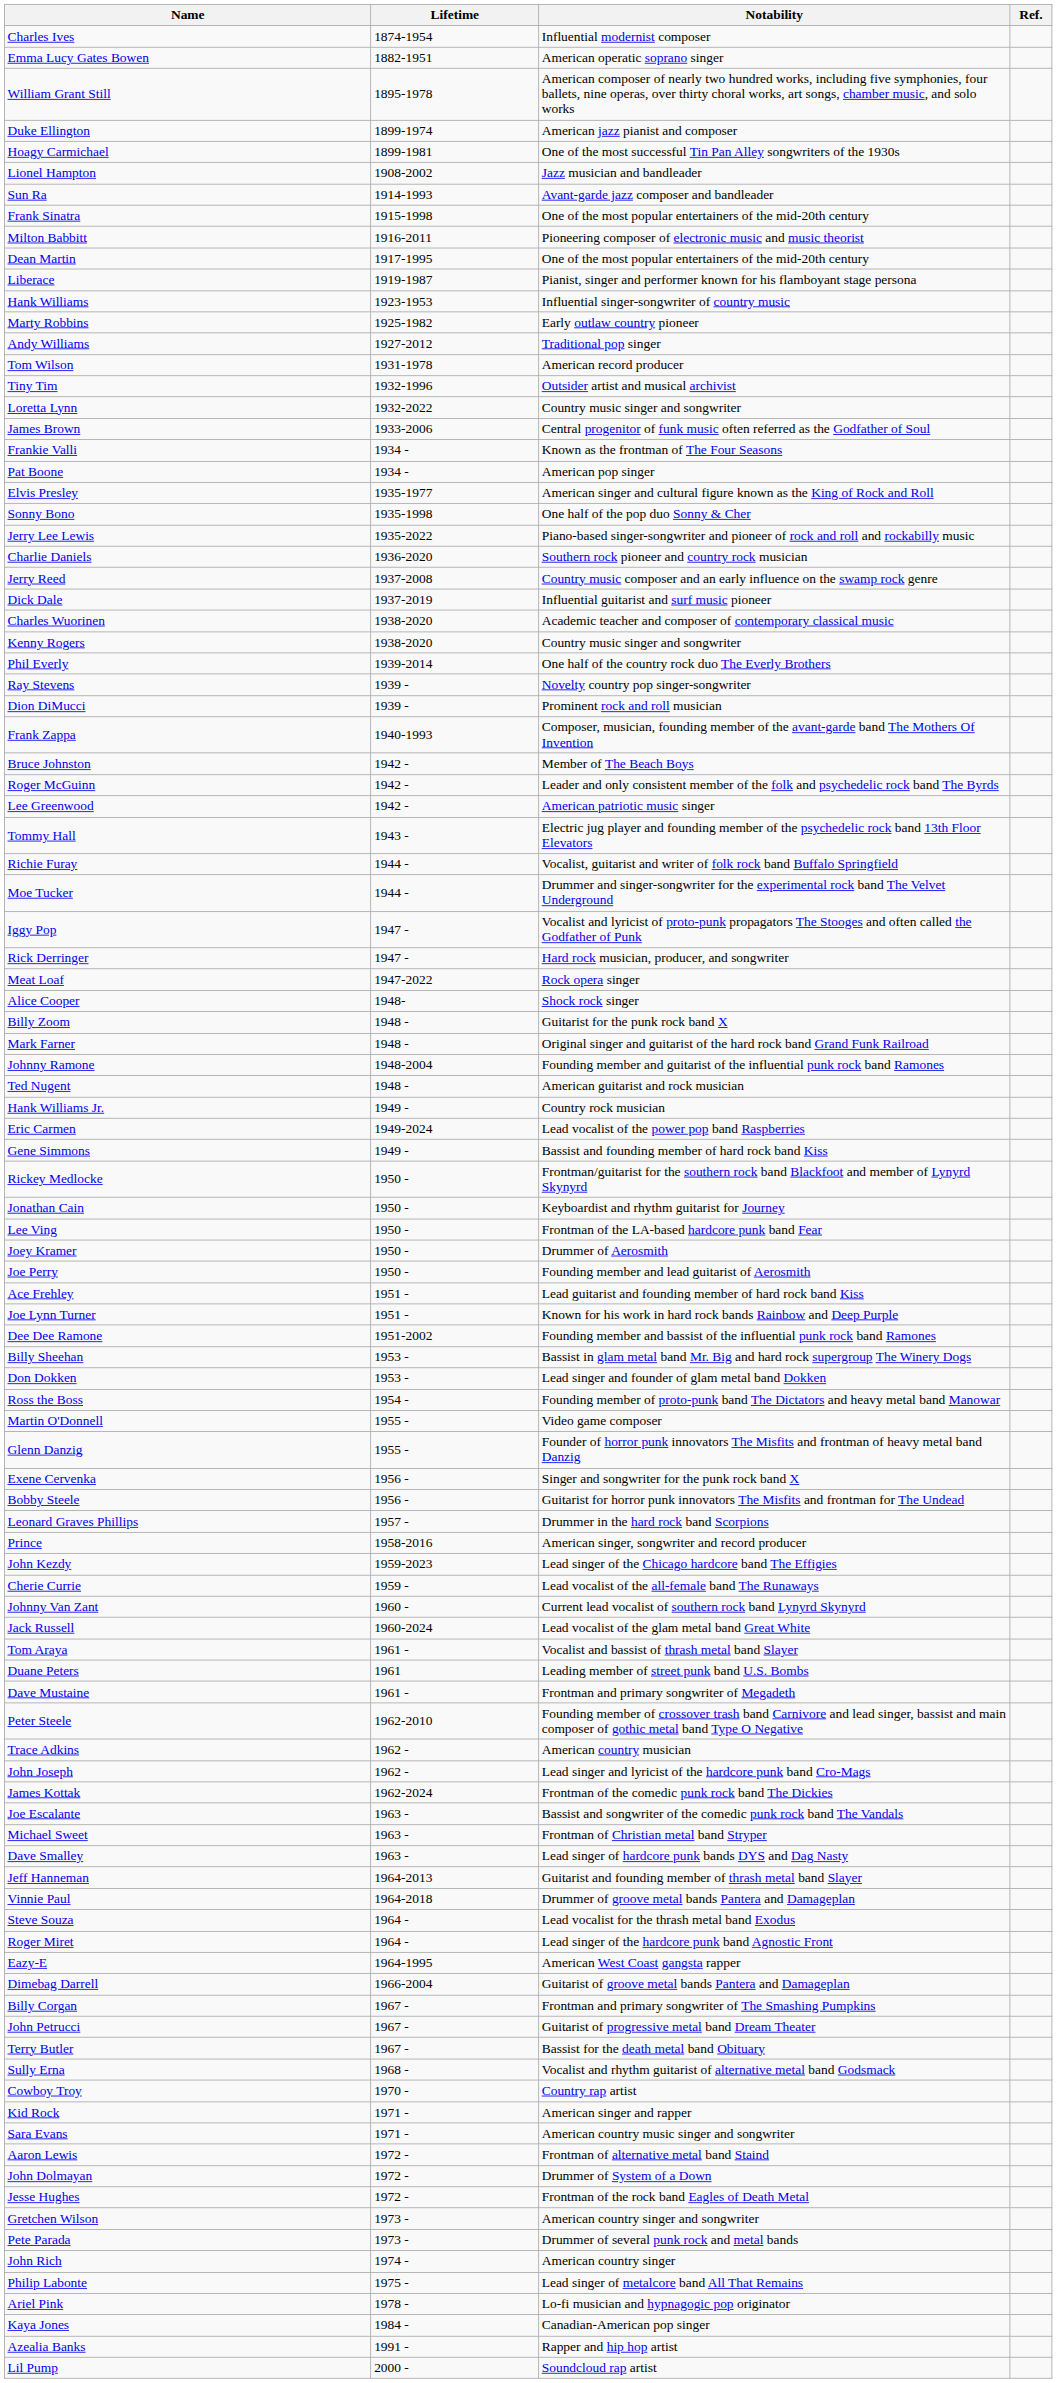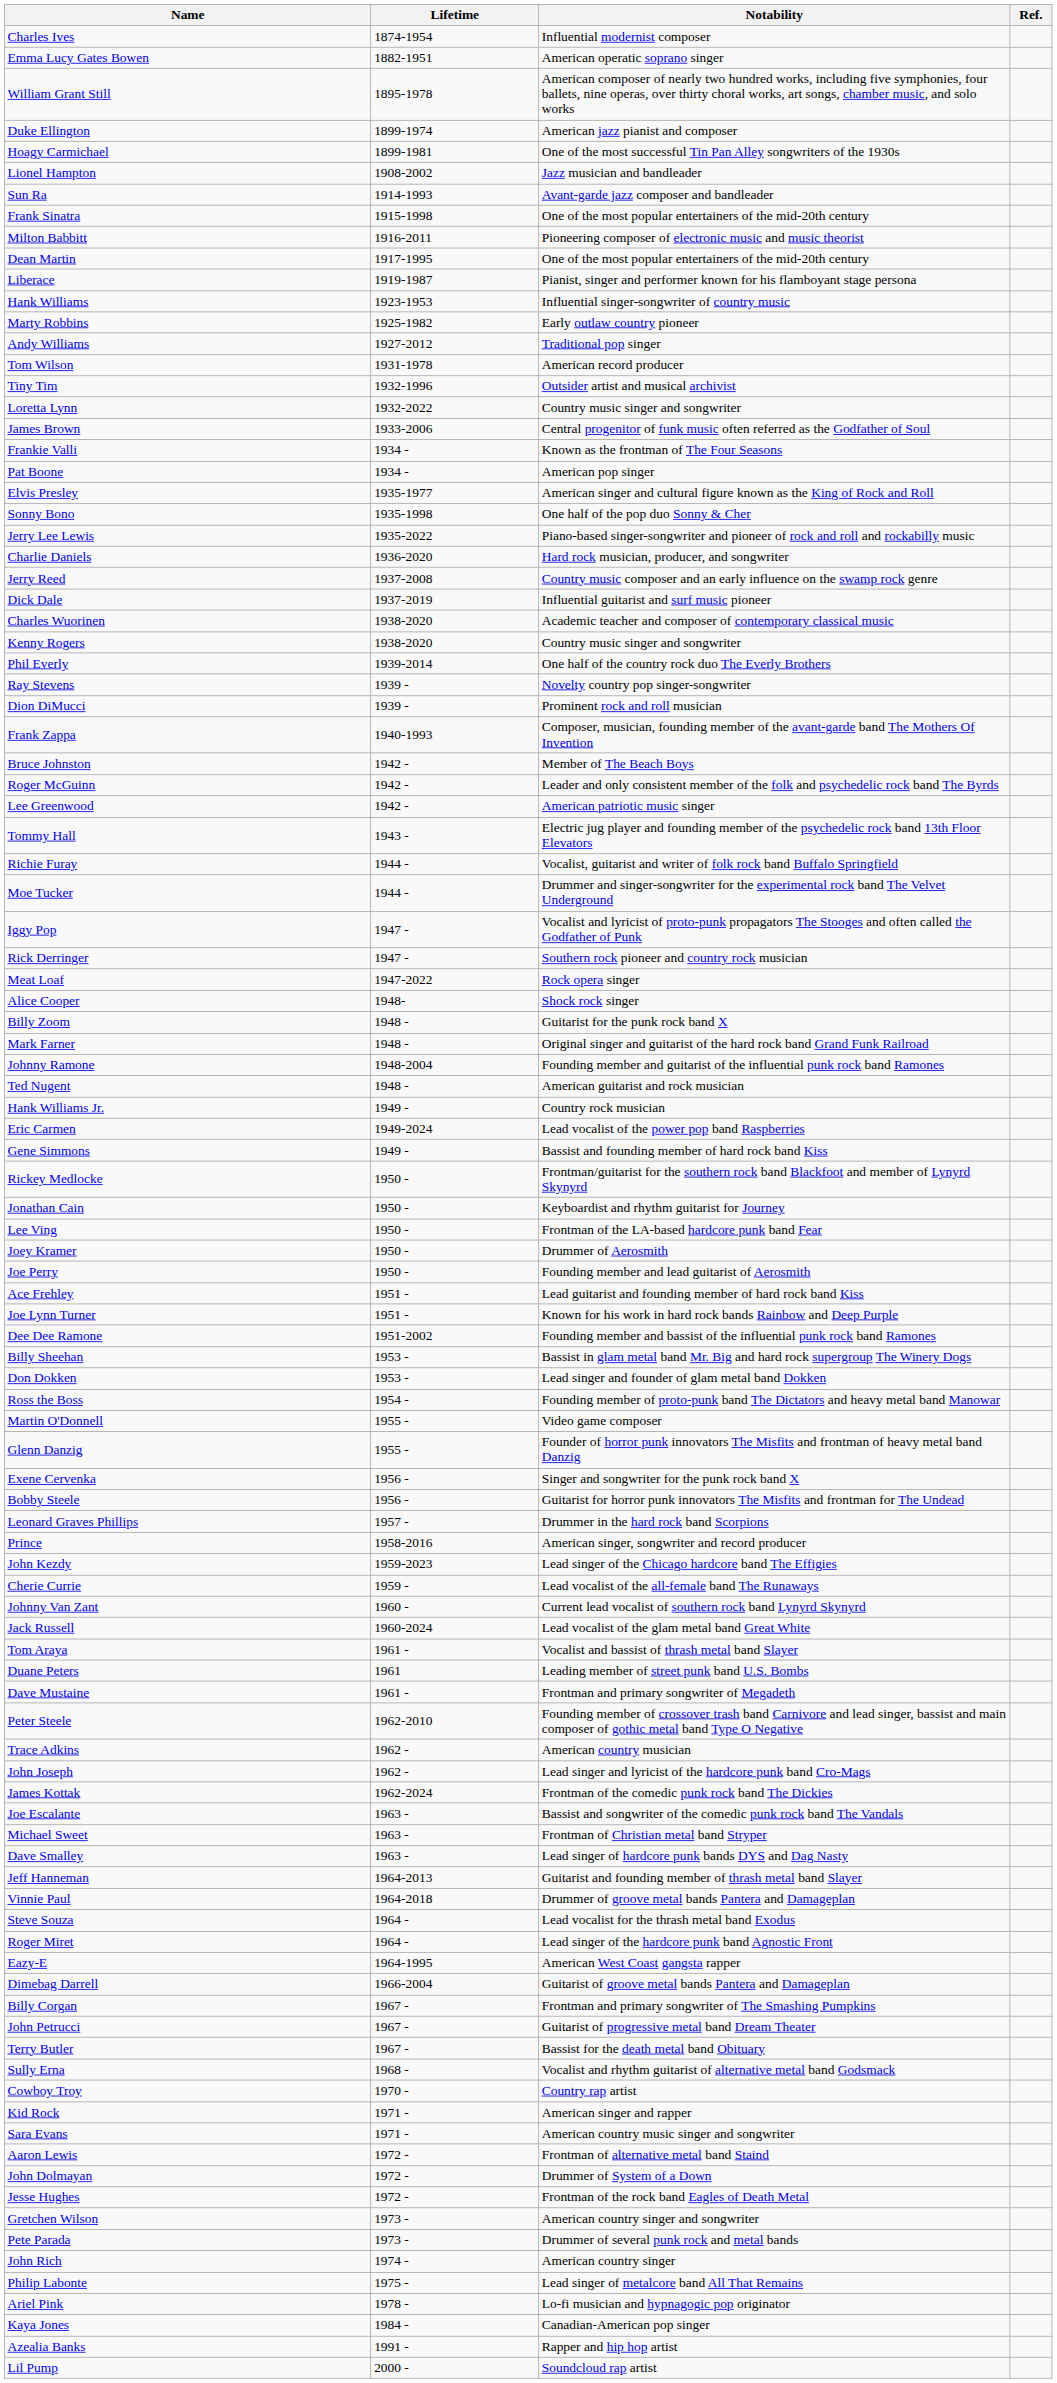(675, 556) Southern rock pioneer and country rock musician -> (665, 556) Hard rock musician, producer, and songwriter
(665, 958) Hard rock musician, producer, and songwriter -> (675, 958) Southern rock pioneer and country rock musician
